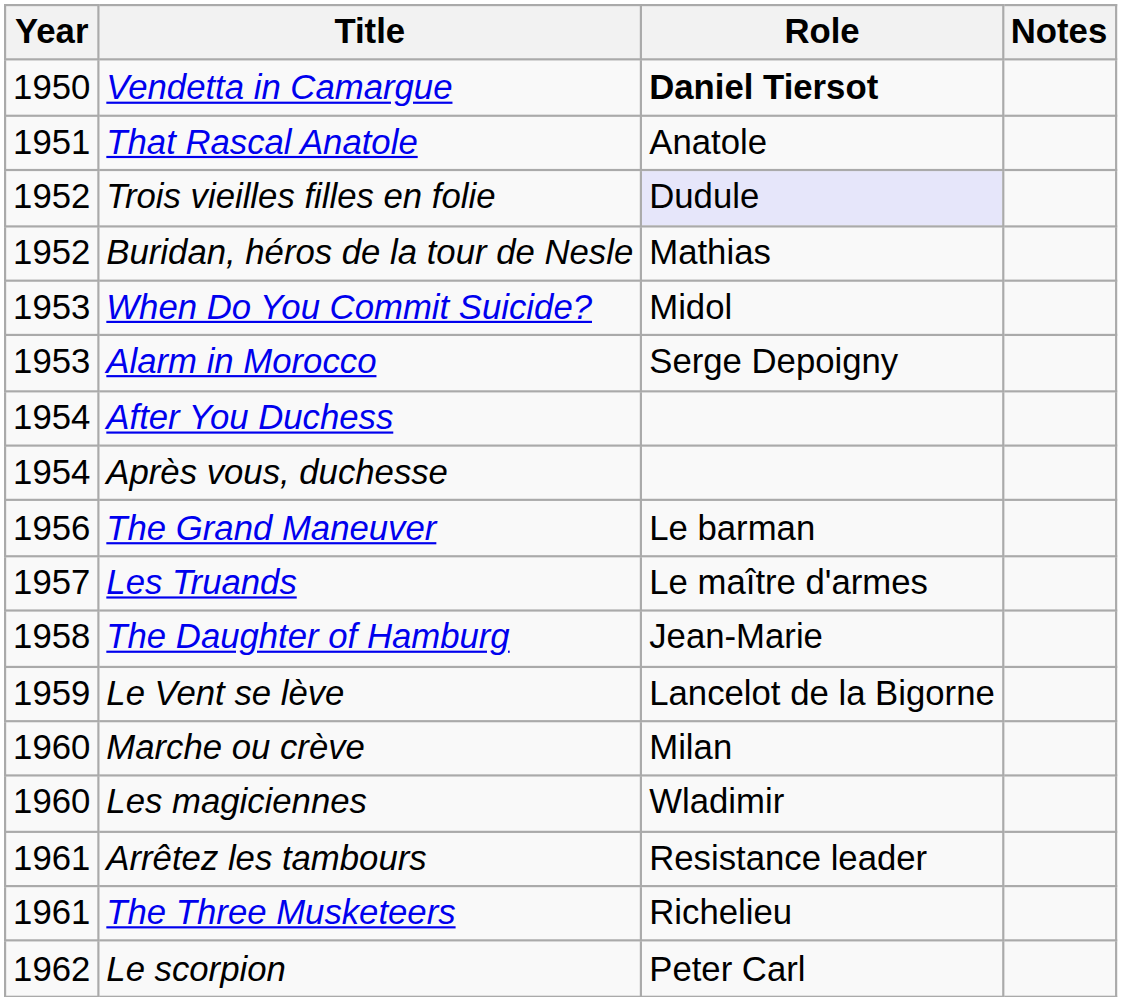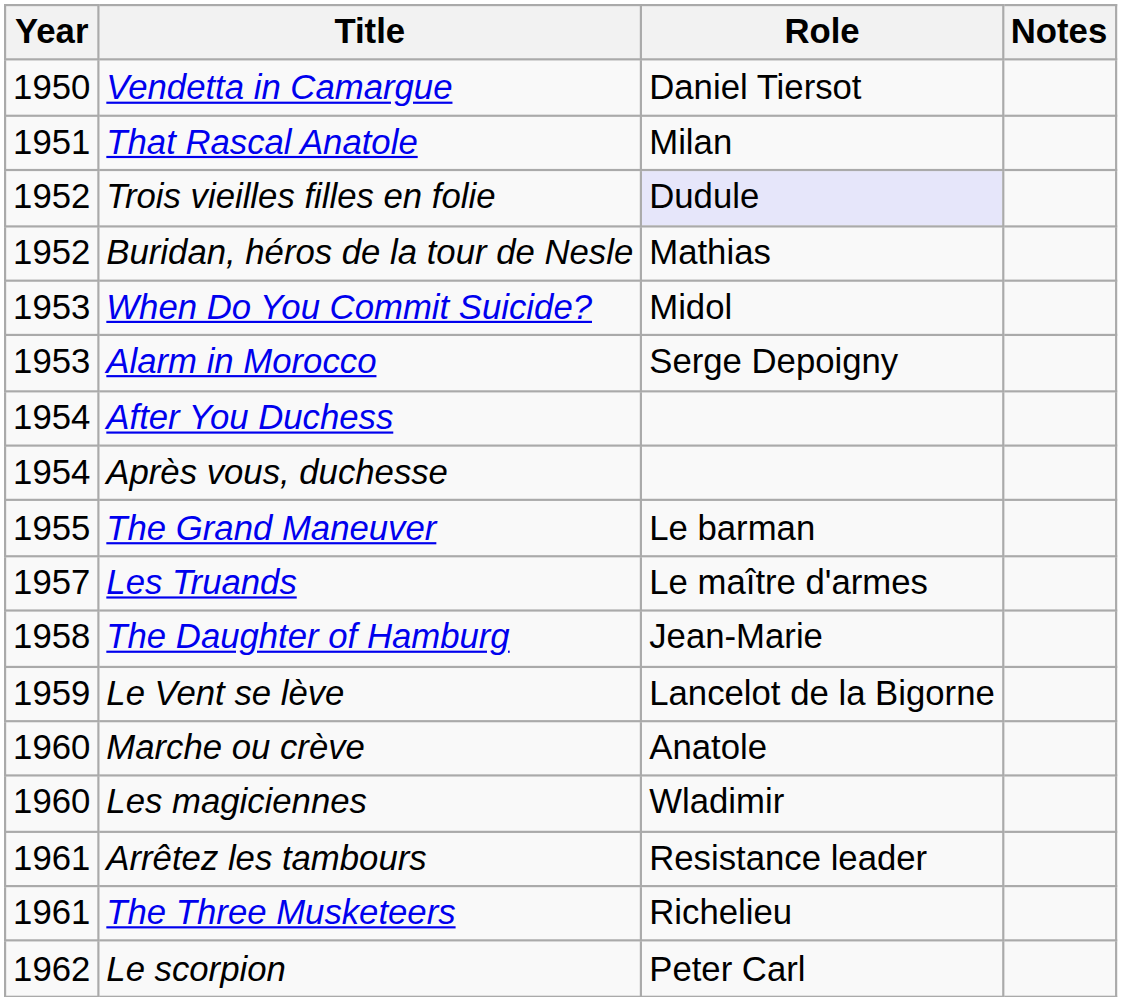(764, 87) bold -> (755, 87) normal
(708, 142) Anatole -> (691, 142) Milan
(52, 527) 1956 -> (52, 527) 1955
(691, 747) Milan -> (708, 747) Anatole
